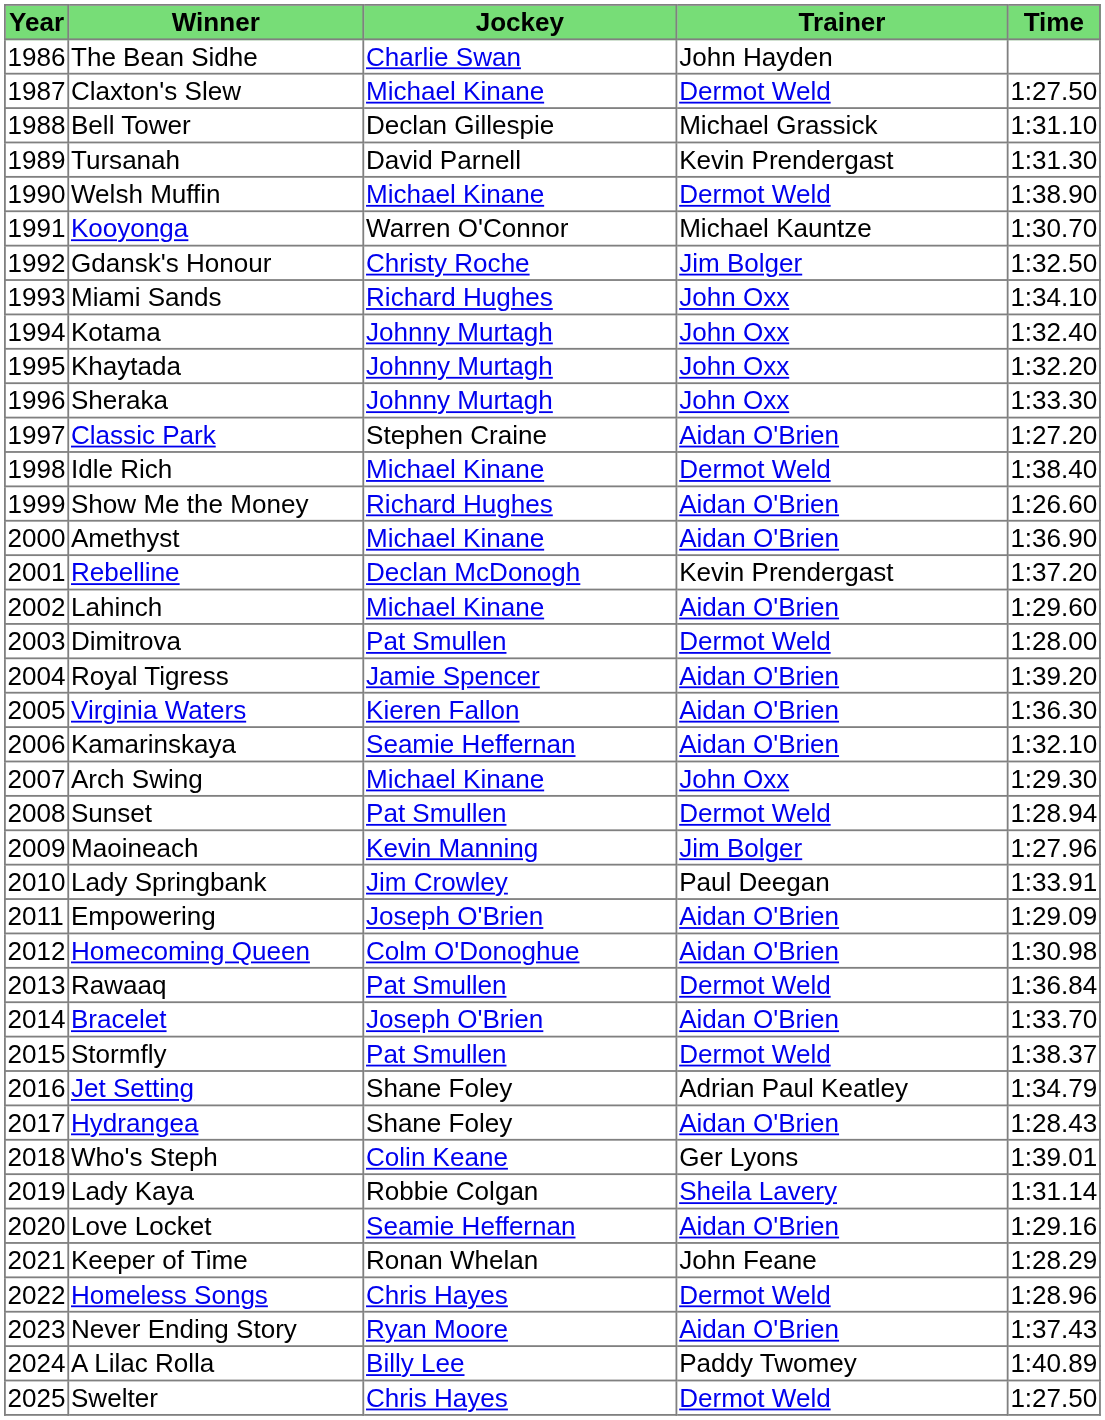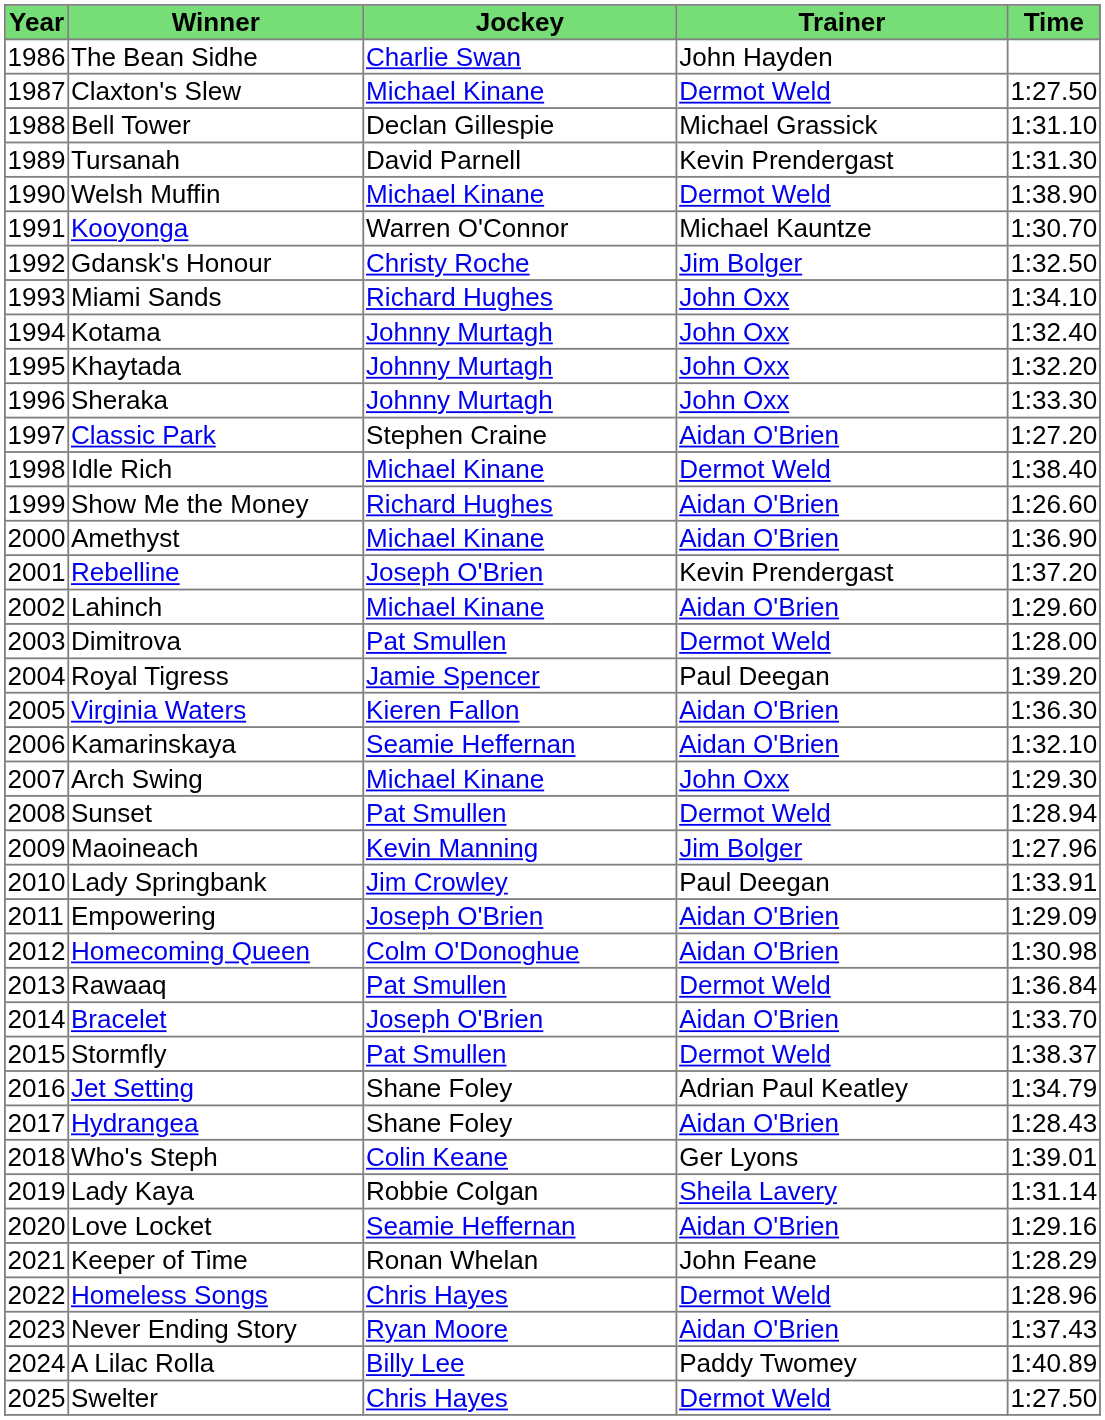(473, 572) Declan McDonogh -> (455, 572) Joseph O'Brien
(759, 676) Aidan O'Brien -> (754, 676) Paul Deegan
